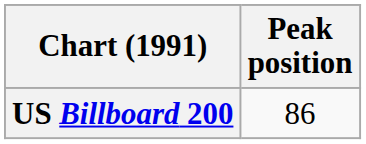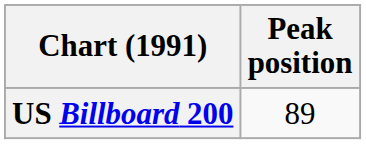(300, 112) 86 -> (300, 112) 89
